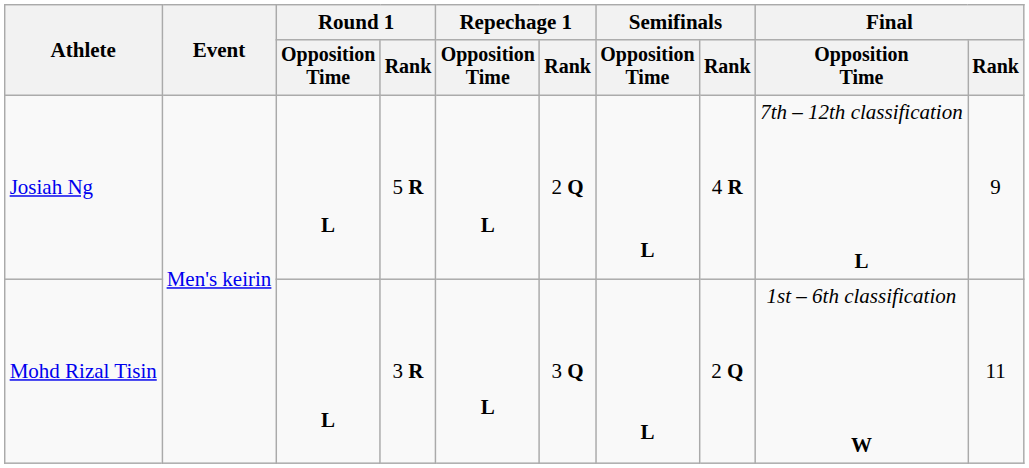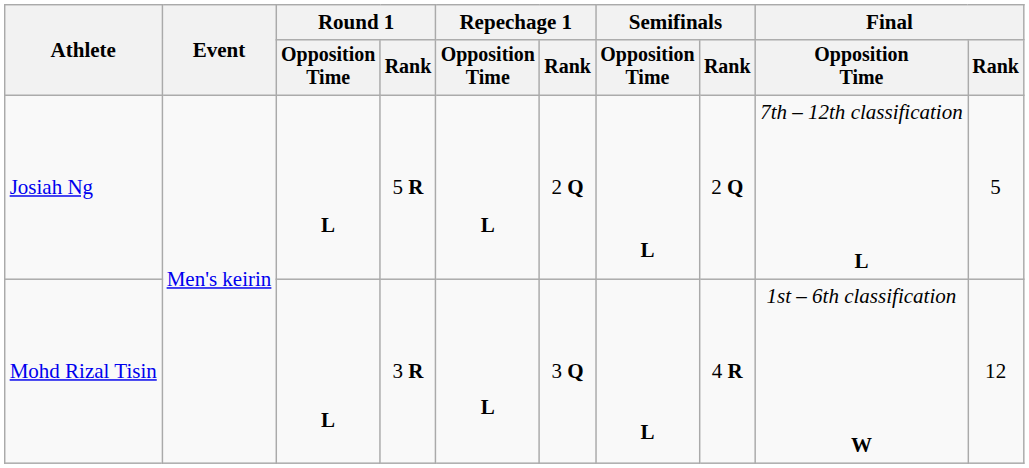(727, 187) 4 R -> (727, 187) 2 Q
(996, 187) 9 -> (996, 187) 5
(727, 371) 2 Q -> (727, 371) 4 R
(996, 371) 11 -> (996, 371) 12
